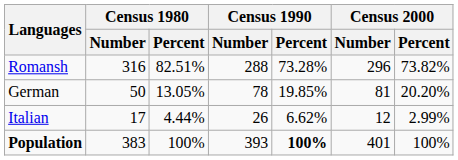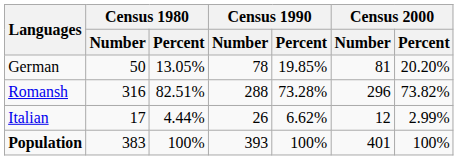rows swapped: (34, 92) <-> (38, 67)
(307, 142) bold -> (309, 142) normal
